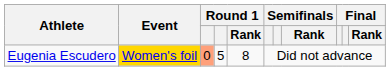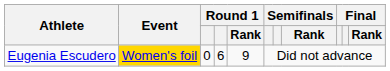(207, 56) lightsalmon background -> (207, 56) no background
(221, 56) 5 -> (221, 56) 6
(246, 56) 8 -> (246, 56) 9
